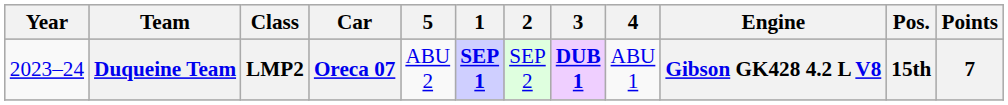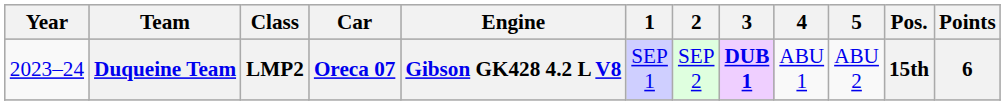columns swapped: (773, 21) <-> (428, 21)
(480, 69) bold -> (650, 69) normal
(970, 69) 7 -> (967, 69) 6
